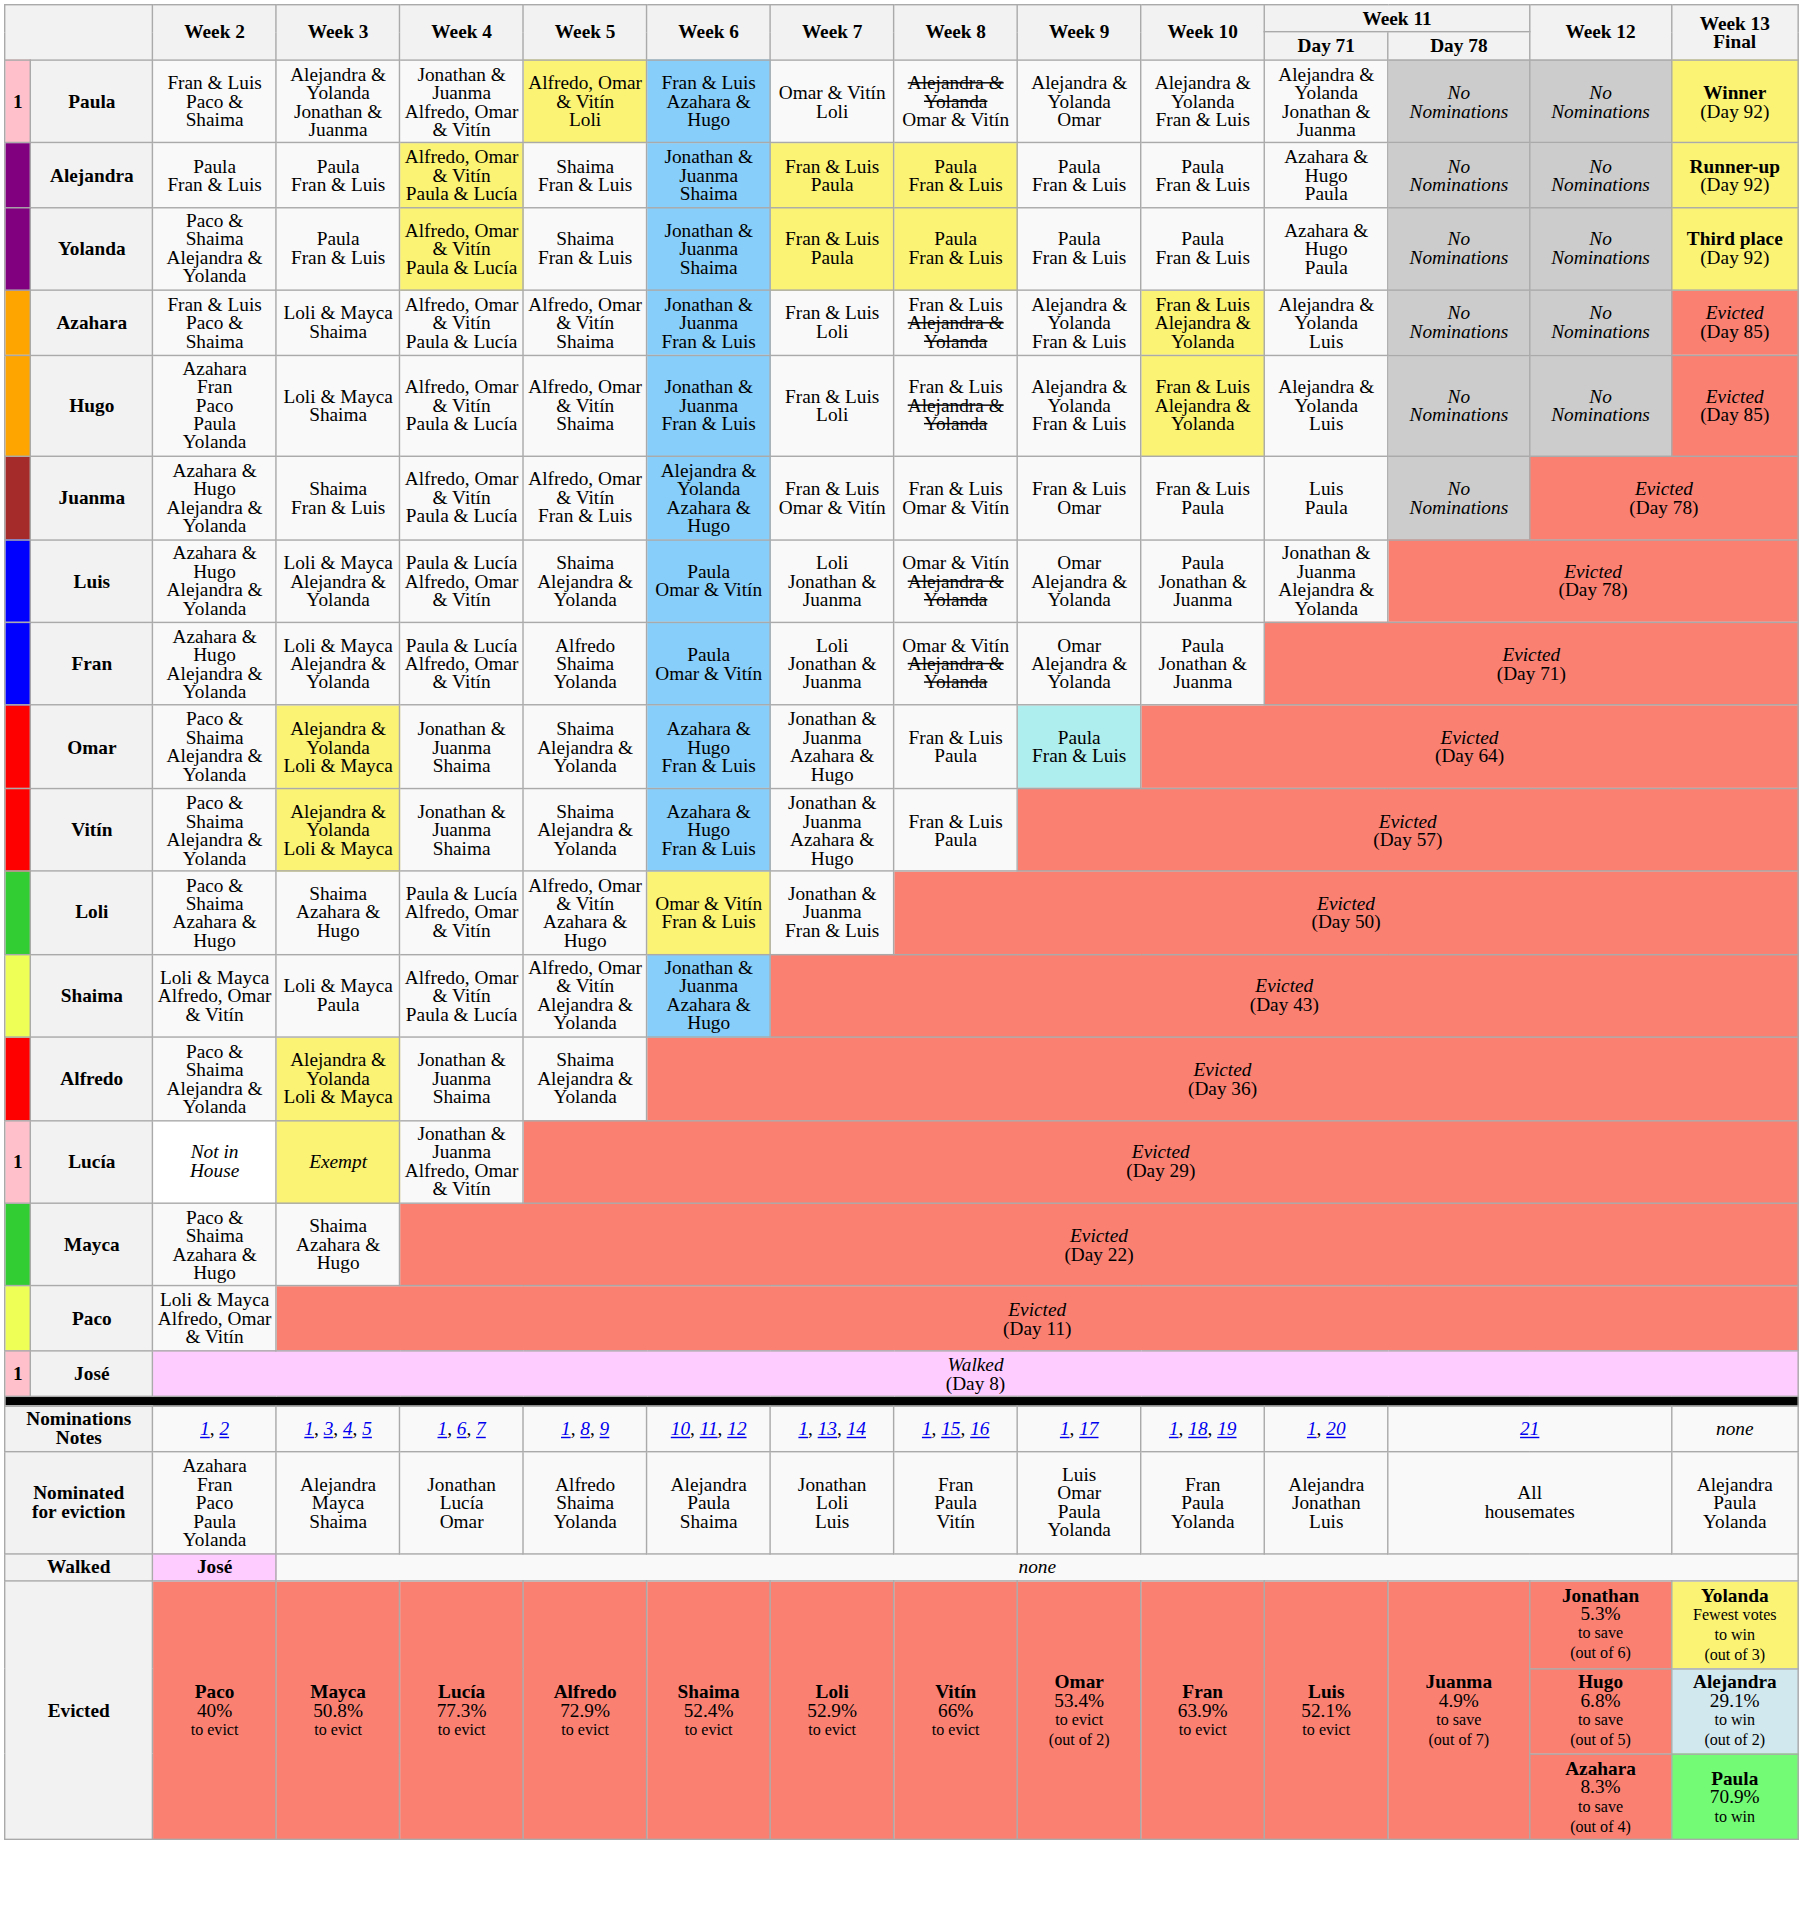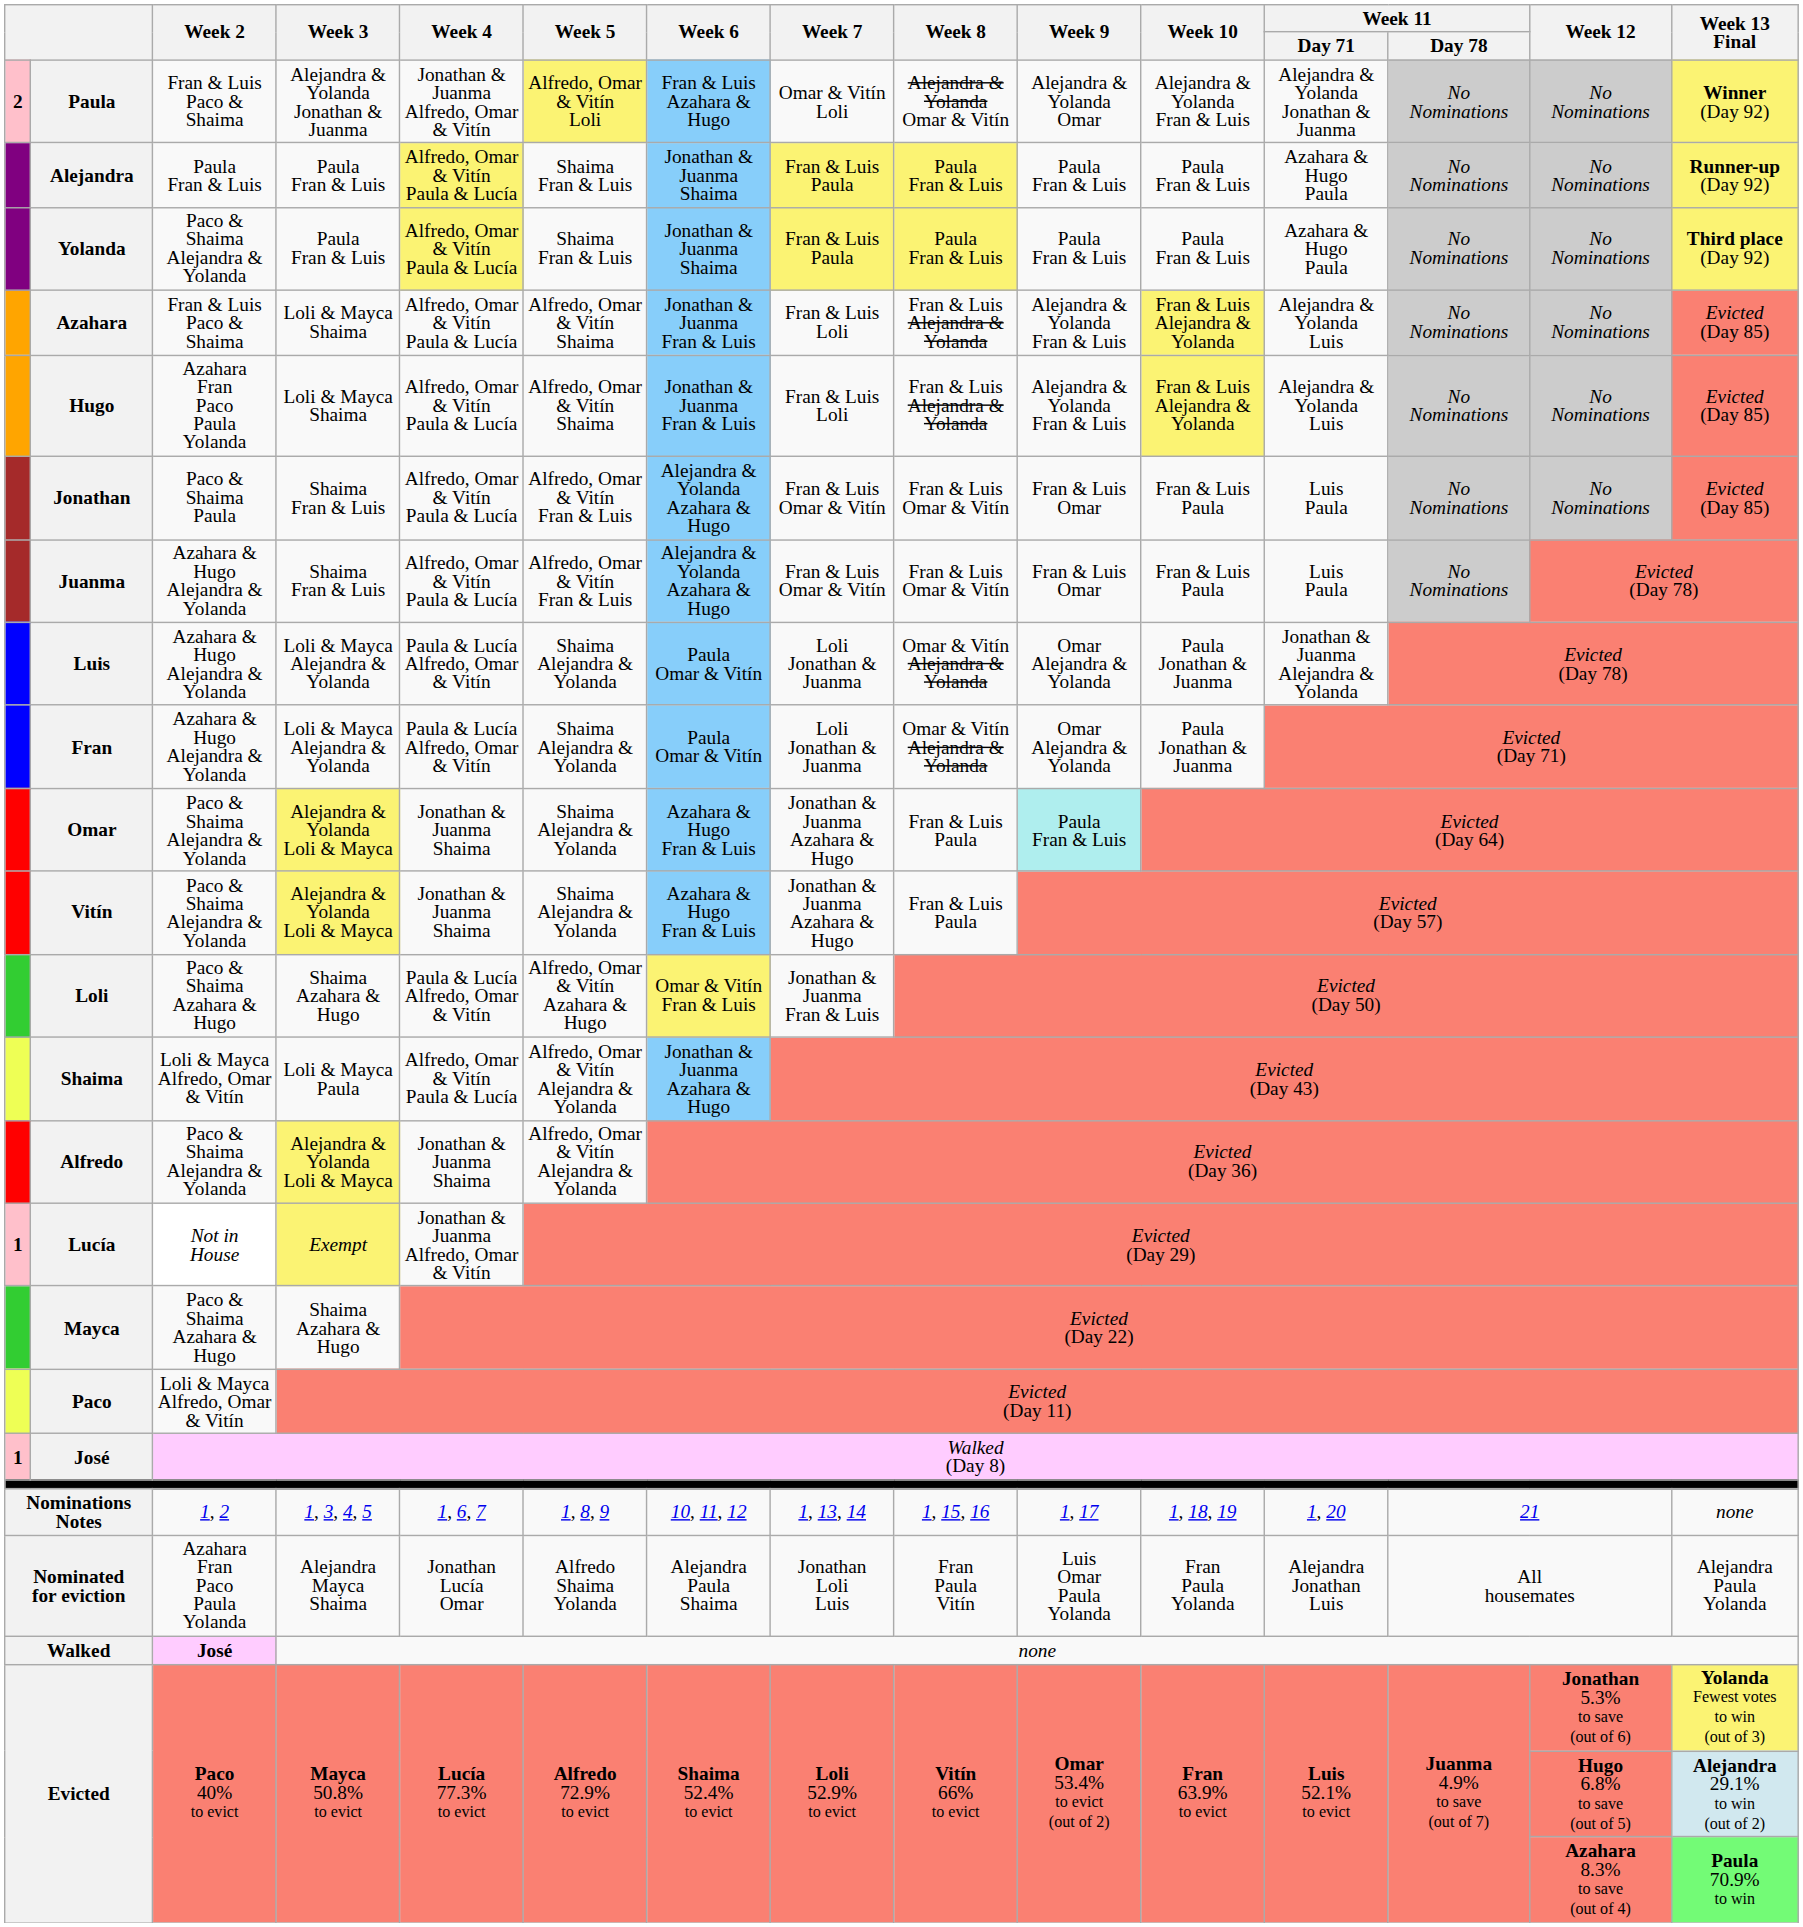(18, 101) 1 -> (18, 101) 2
+ row: (92, 497)
(585, 663) Alfredo Shaima Yolanda -> (585, 746) Shaima Alejandra & Yolanda
(585, 1078) Shaima Alejandra & Yolanda -> (585, 1161) Alfredo, Omar & Vitín Alejandra & Yolanda
